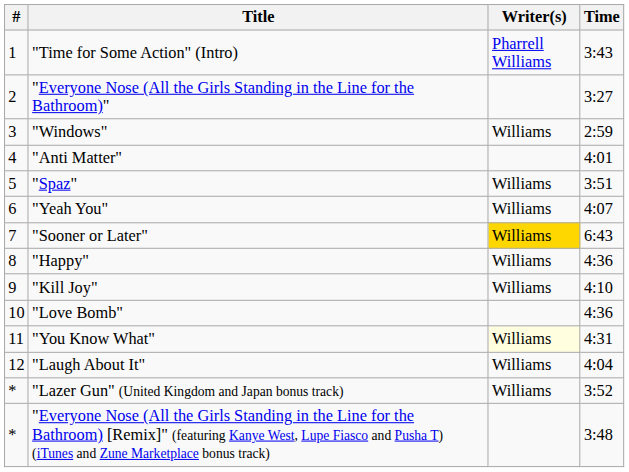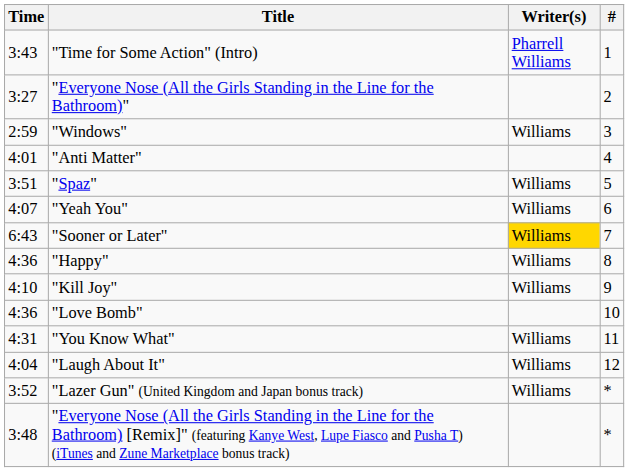columns swapped: (16, 17) <-> (602, 17)
(522, 338) lightyellow background -> (541, 338) no background
